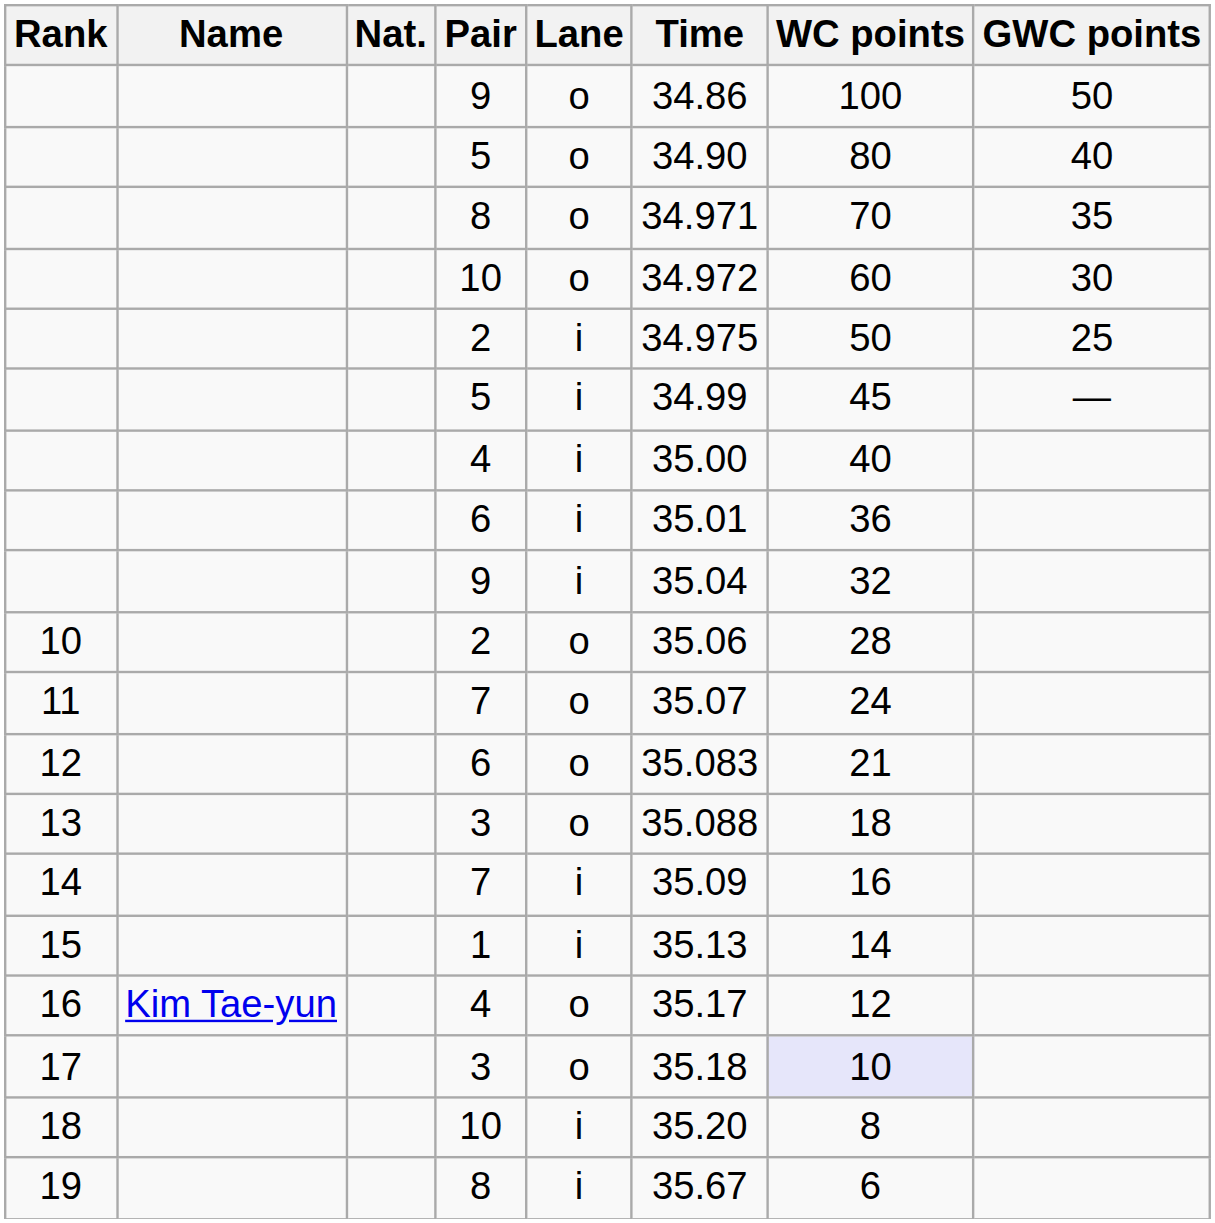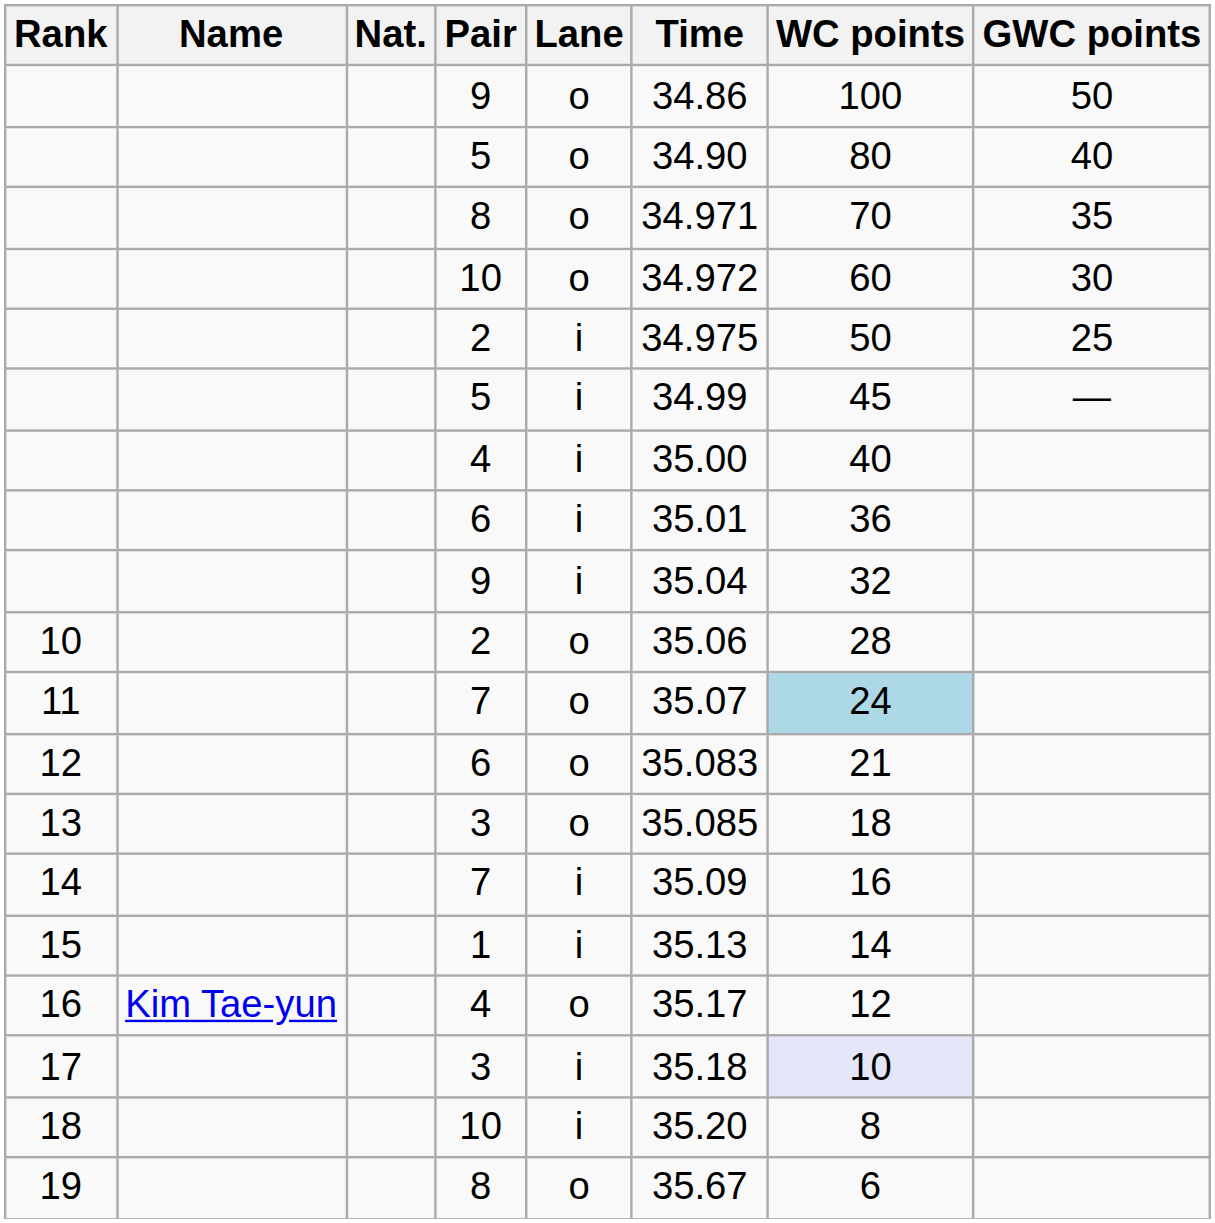(870, 701) no background -> (870, 701) lightblue background
(700, 823) 35.088 -> (700, 823) 35.085
(579, 1065) o -> (579, 1065) i
(579, 1187) i -> (579, 1187) o
